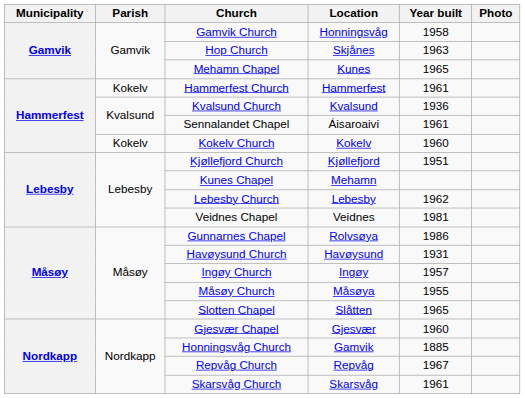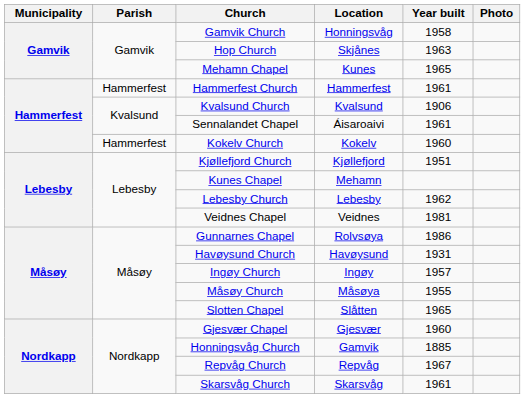(130, 87) Kokelv -> (134, 87) Hammerfest
(436, 106) 1936 -> (438, 106) 1906
(130, 143) Kokelv -> (134, 143) Hammerfest
